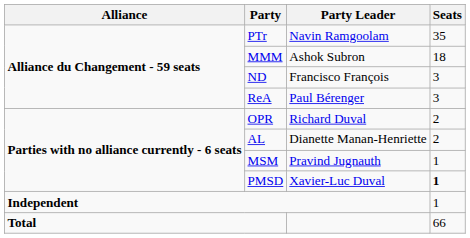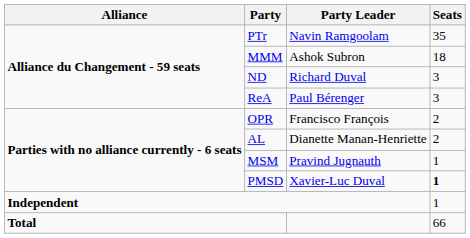(339, 77) Francisco François -> (328, 77) Richard Duval
(328, 118) Richard Duval -> (339, 118) Francisco François
